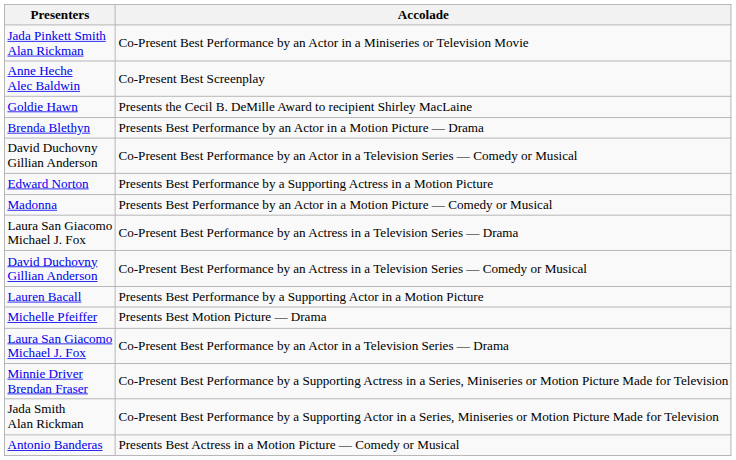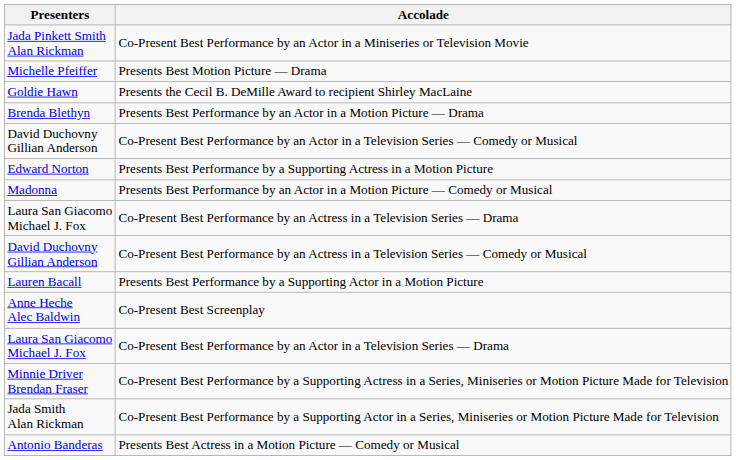rows swapped: (222, 317) <-> (192, 78)
